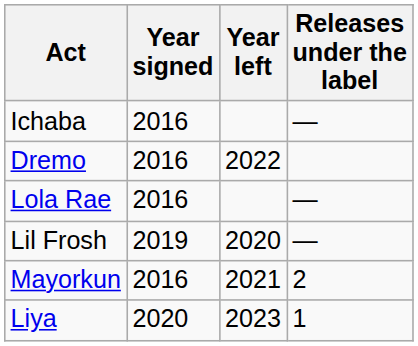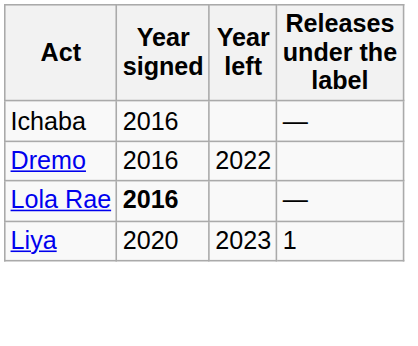(160, 200) normal -> (151, 200) bold
- row: (59, 240)
- row: (66, 280)
